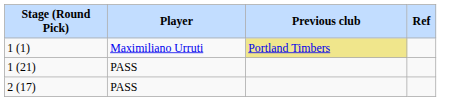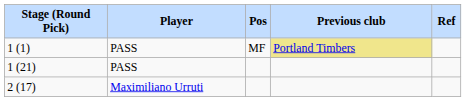+ column: (258, 21)
(157, 48) Maximiliano Urruti -> (124, 48) PASS
(124, 87) PASS -> (157, 87) Maximiliano Urruti
